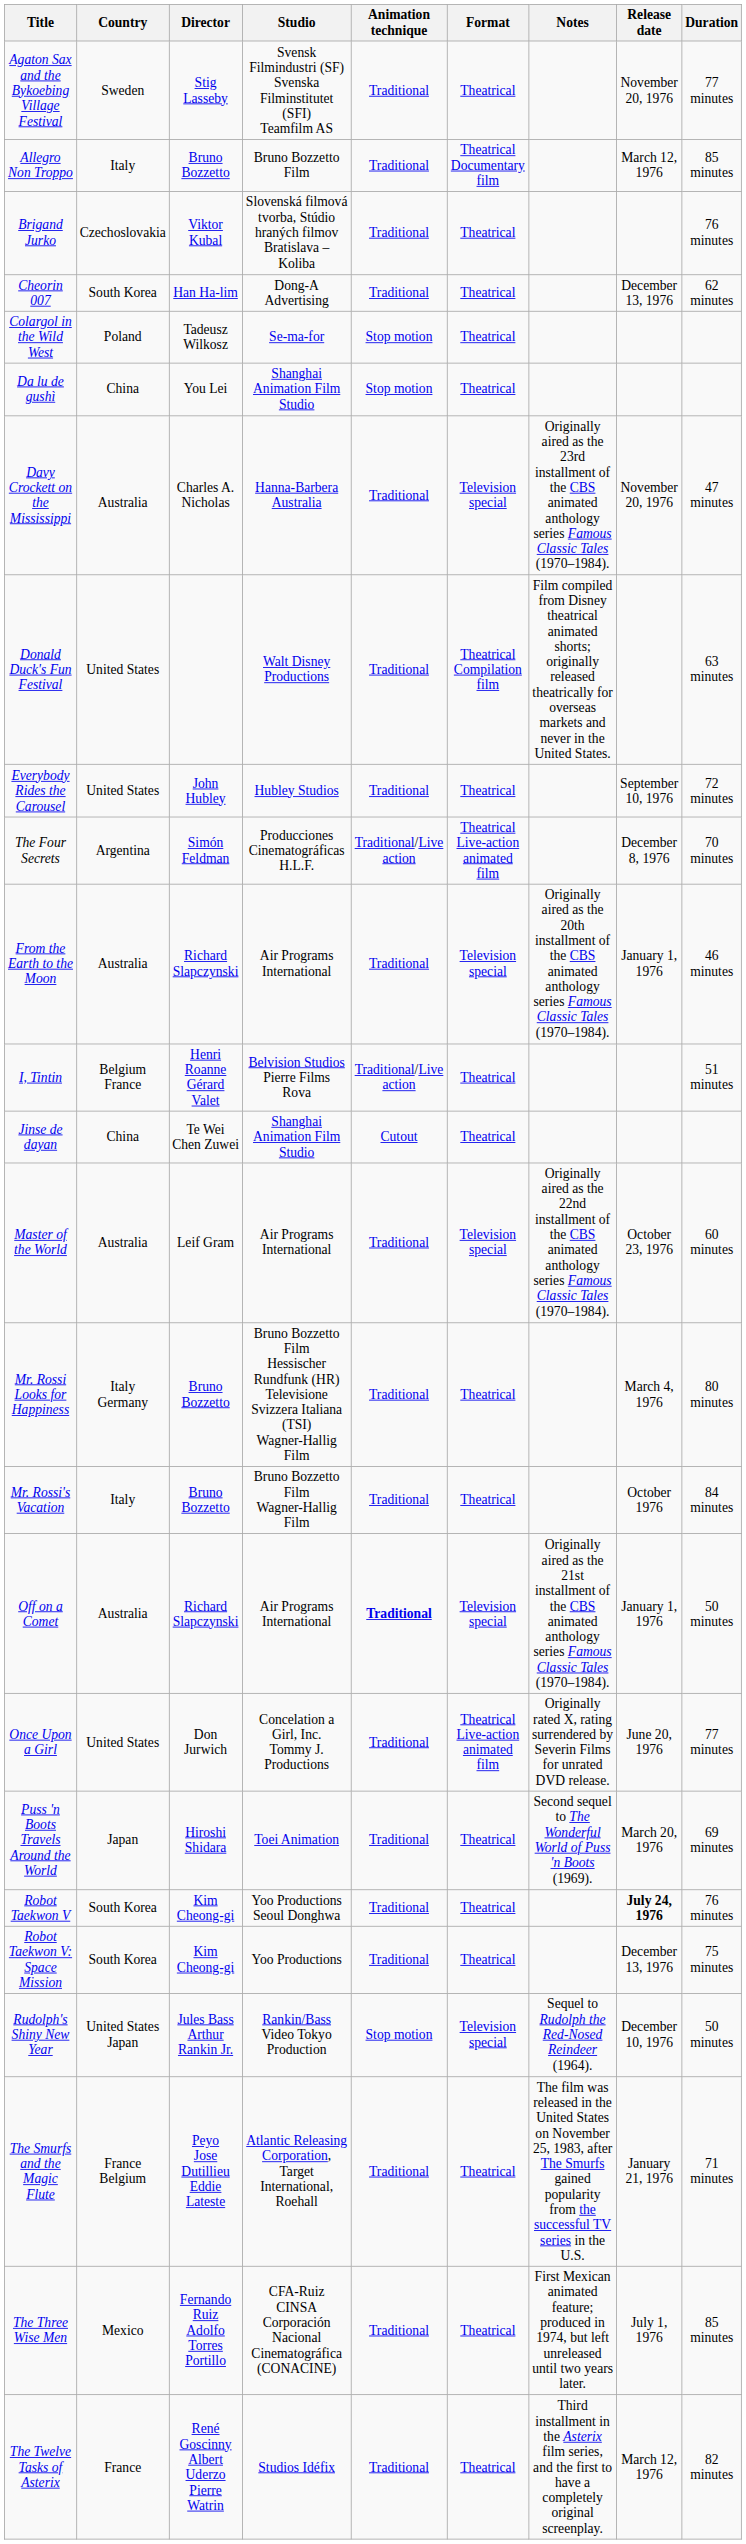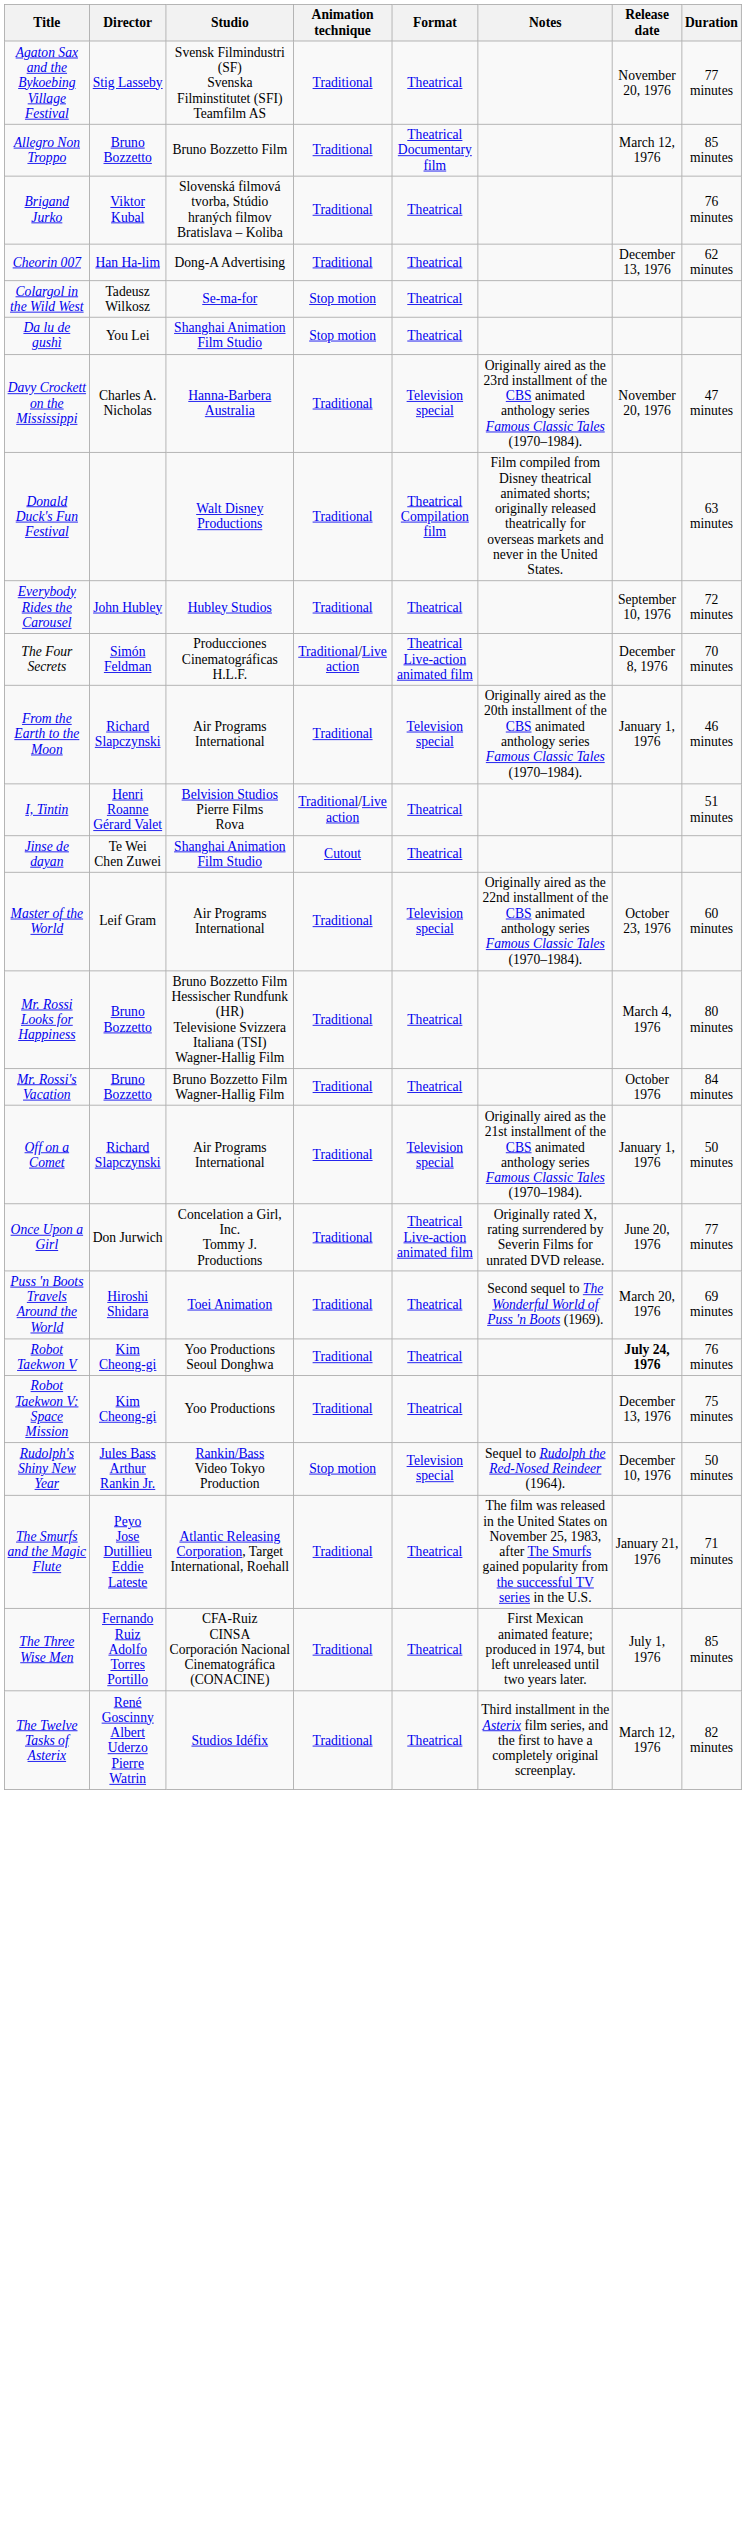- column: (123, 22)
(399, 1613) bold -> (343, 1154) normal
